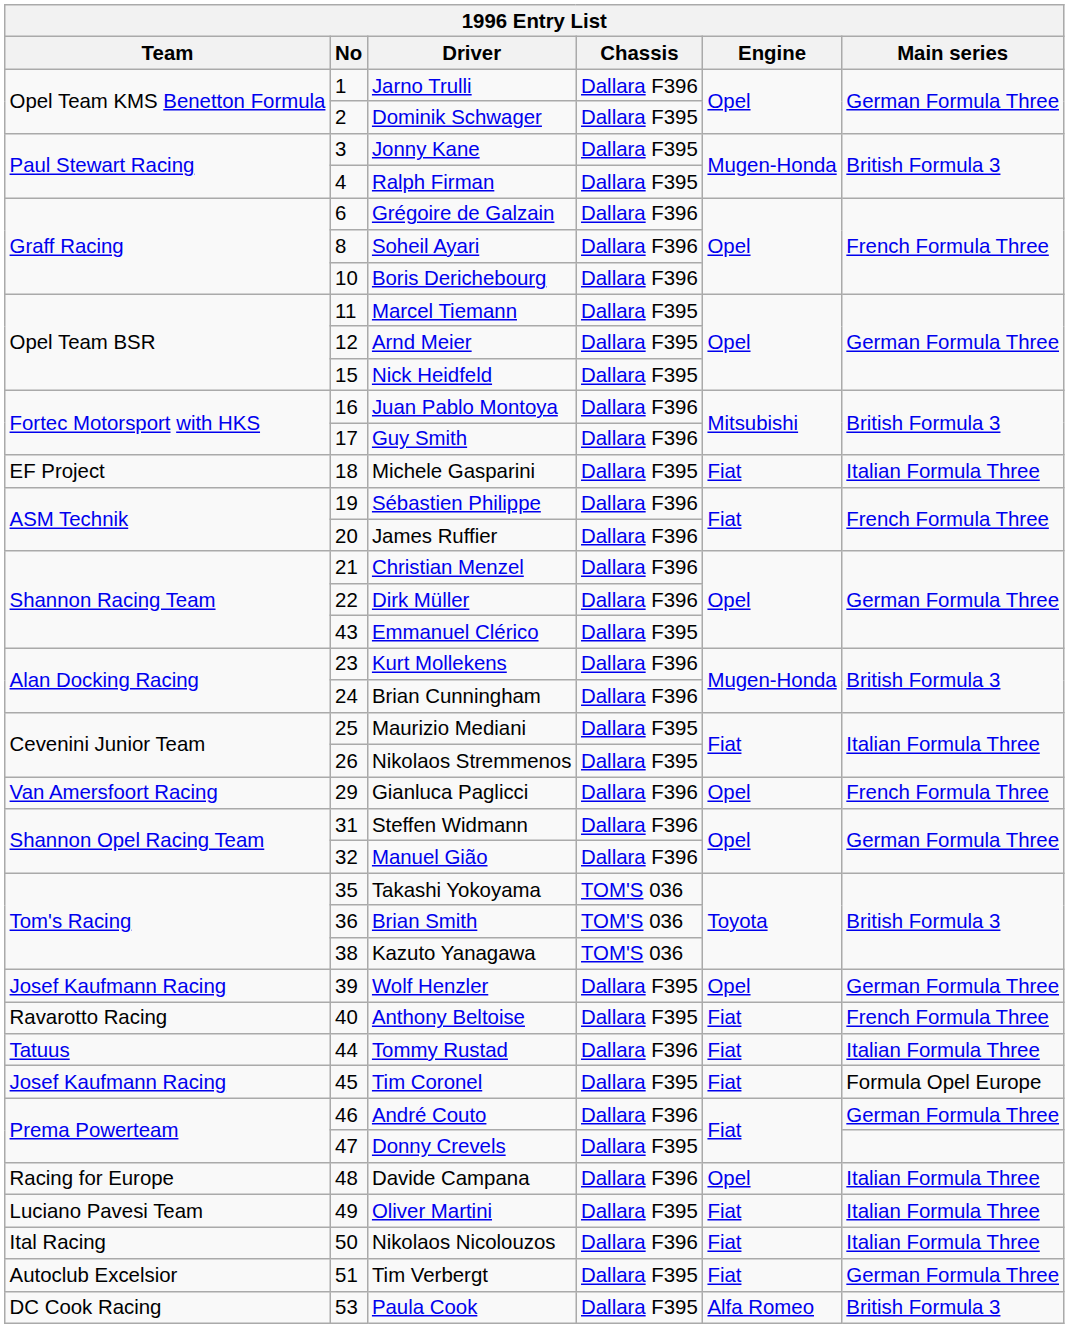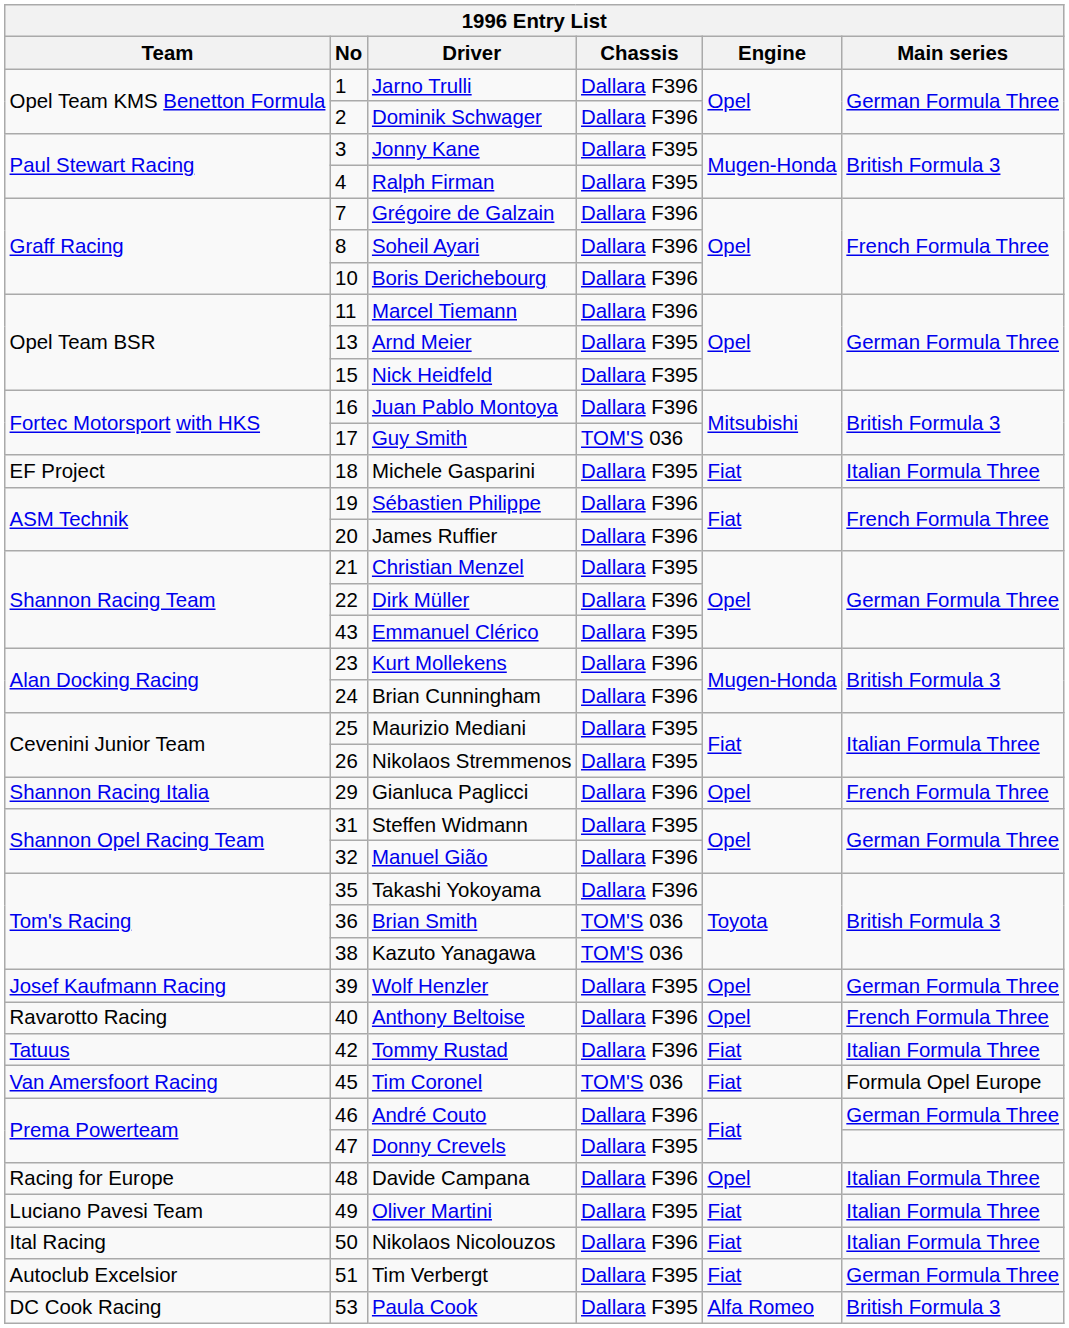(639, 117) Dallara F395 -> (639, 117) Dallara F396
(341, 213) 6 -> (341, 213) 7
(639, 310) Dallara F395 -> (639, 310) Dallara F396
(346, 342) 12 -> (346, 342) 13
(639, 438) Dallara F396 -> (632, 438) TOM'S 036
(639, 567) Dallara F396 -> (639, 567) Dallara F395
(114, 792) Van Amersfoort Racing -> (109, 792) Shannon Racing Italia
(639, 824) Dallara F396 -> (639, 824) Dallara F395
(632, 889) TOM'S 036 -> (639, 889) Dallara F396
(639, 1017) Dallara F395 -> (639, 1017) Dallara F396
(724, 1017) Fiat -> (729, 1017) Opel
(346, 1049) 44 -> (346, 1049) 42
(118, 1082) Josef Kaufmann Racing -> (114, 1082) Van Amersfoort Racing
(639, 1082) Dallara F395 -> (632, 1082) TOM'S 036
